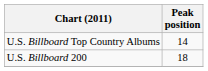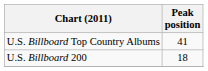(183, 41) 14 -> (183, 41) 41
